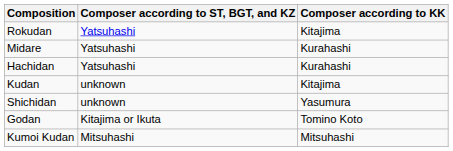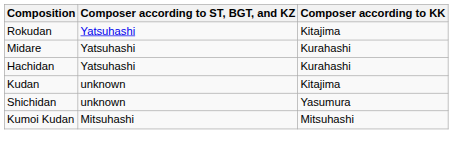- row: (24, 119)
